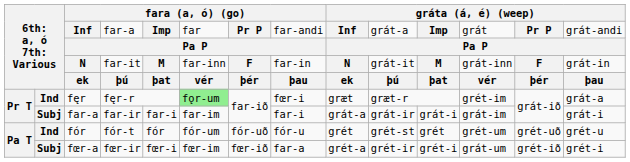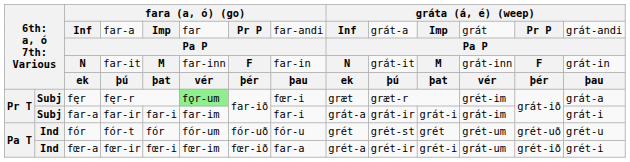(49, 98) Ind -> (49, 98) Subj
(49, 148) Subj -> (49, 148) Ind
